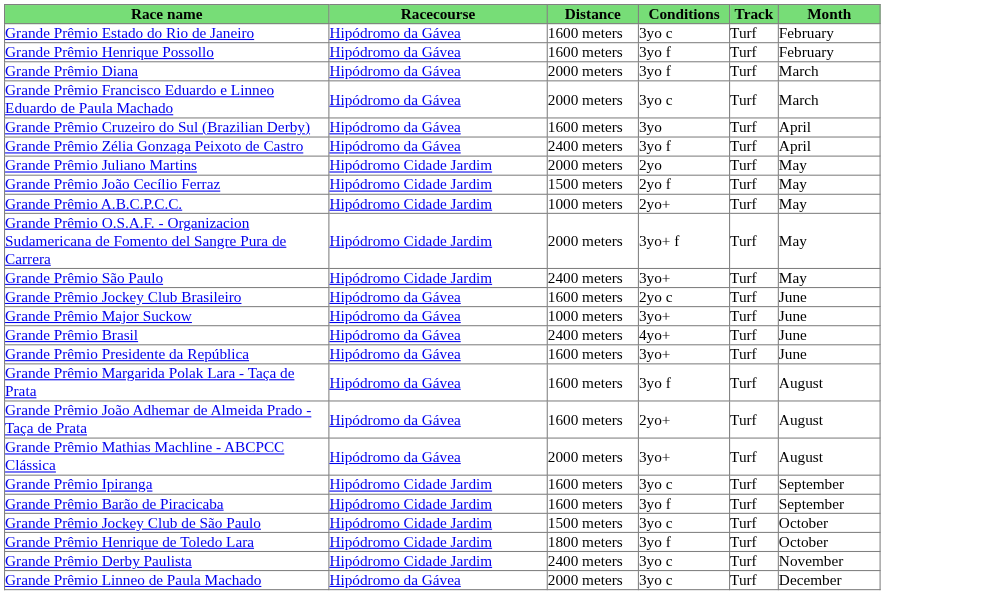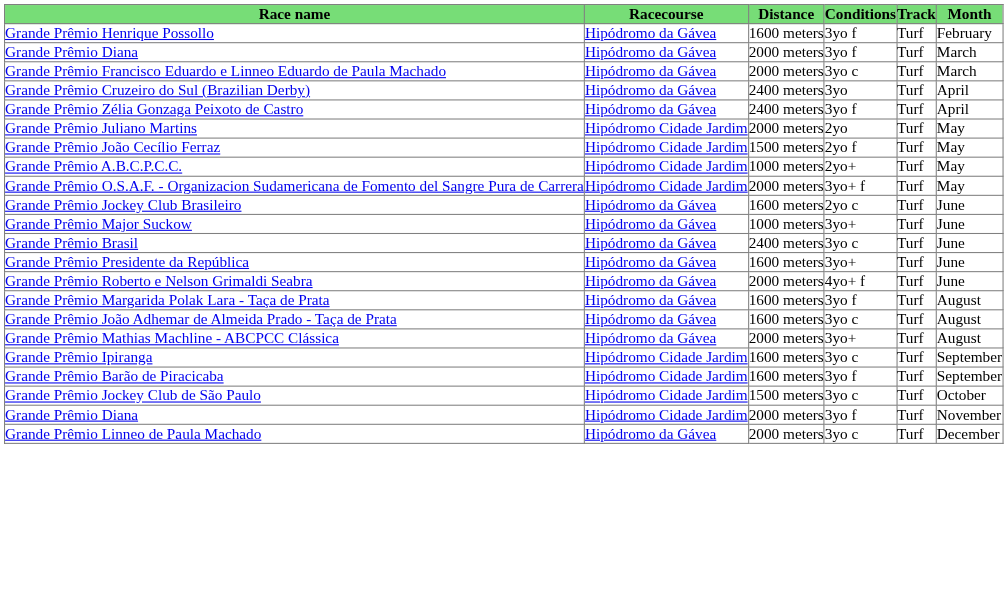- row: (130, 33)
(585, 127) 1600 meters -> (786, 90) 2400 meters
- row: (84, 277)
(655, 335) 4yo+ -> (842, 242) 3yo c
+ row: (159, 281)
(655, 419) 2yo+ -> (842, 319) 3yo c
- row: (130, 541)
- row: (98, 560)
+ row: (72, 414)
